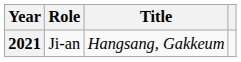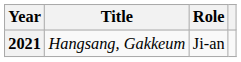columns swapped: (156, 17) <-> (64, 17)
